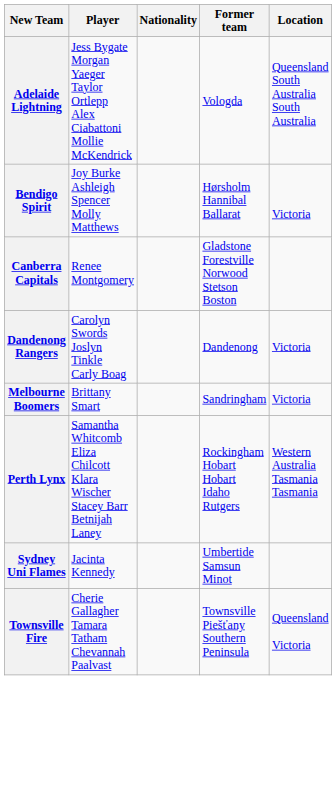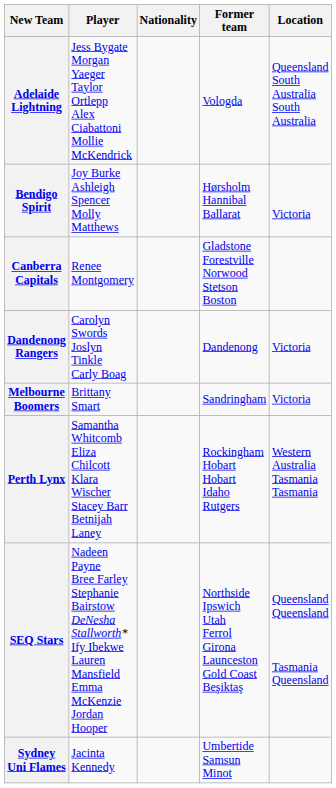+ row: (36, 639)
- row: (36, 632)
